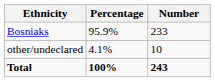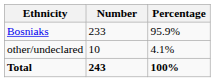columns swapped: (179, 13) <-> (117, 13)
